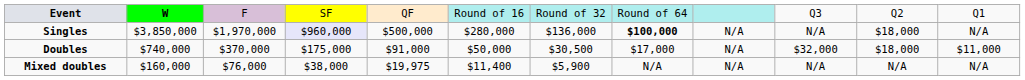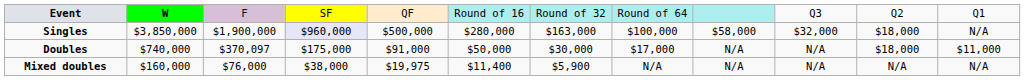(244, 31) $1,970,000 -> (244, 31) $1,900,000
(571, 31) $136,000 -> (571, 31) $163,000
(652, 31) bold -> (652, 31) normal
(734, 31) N/A -> (734, 31) $58,000
(816, 31) N/A -> (816, 31) $32,000
(244, 48) $370,000 -> (244, 48) $370,097
(571, 48) $30,500 -> (571, 48) $30,000
(816, 48) $32,000 -> (816, 48) N/A
